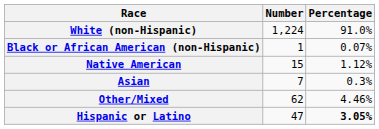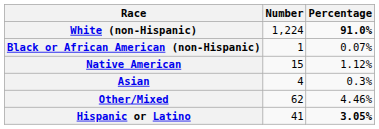(356, 30) normal -> (356, 30) bold
(300, 82) 7 -> (300, 82) 4
(297, 116) 47 -> (297, 116) 41
